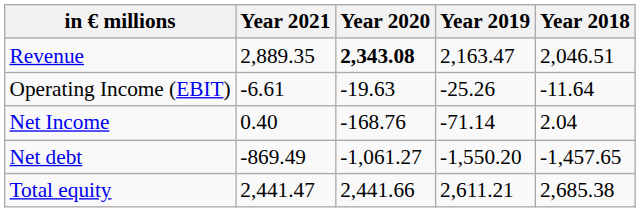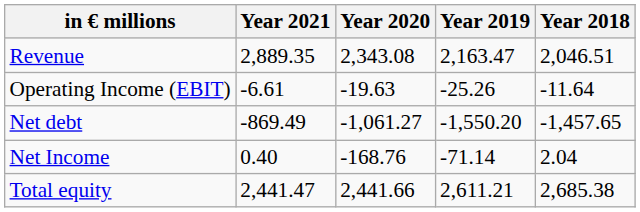(377, 55) bold -> (377, 55) normal
rows swapped: (59, 122) <-> (46, 156)
